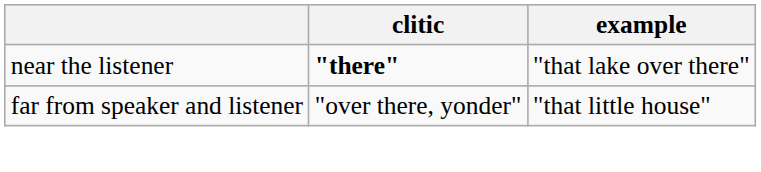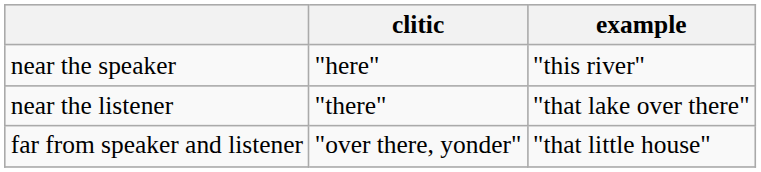+ row: (93, 65)
(357, 65) bold -> (351, 105) normal
